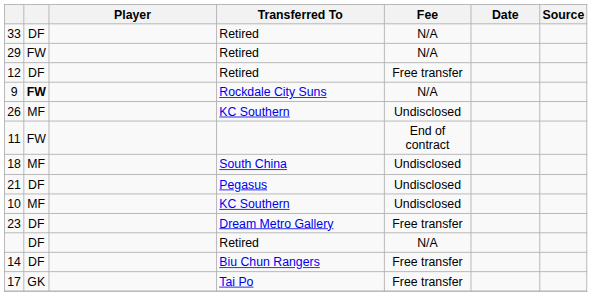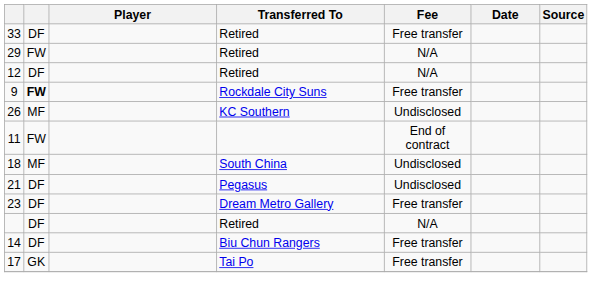(427, 34) N/A -> (427, 34) Free transfer
(427, 73) Free transfer -> (427, 73) N/A
(427, 92) N/A -> (427, 92) Free transfer
- row: (14, 204)
